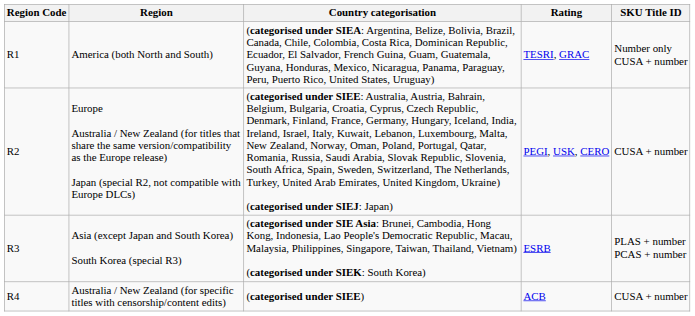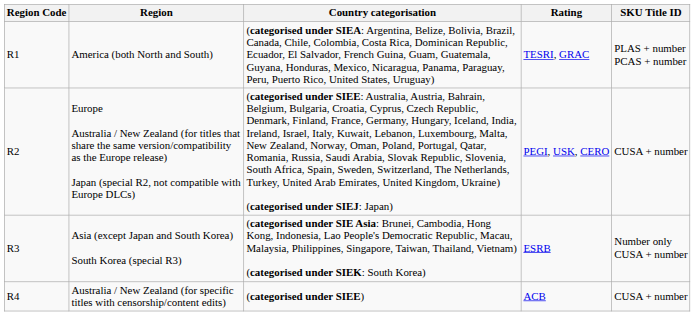(651, 54) Number only CUSA + number -> (650, 54) PLAS + number PCAS + number
(650, 248) PLAS + number PCAS + number -> (651, 248) Number only CUSA + number
